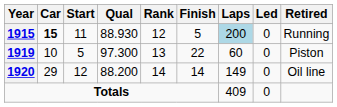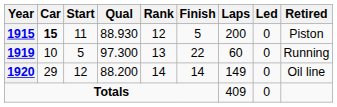(236, 33) lightblue background -> (236, 33) no background
(306, 33) Running -> (306, 33) Piston
(306, 53) Piston -> (306, 53) Running
